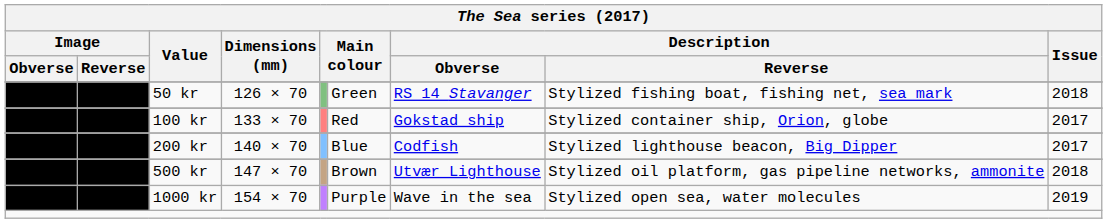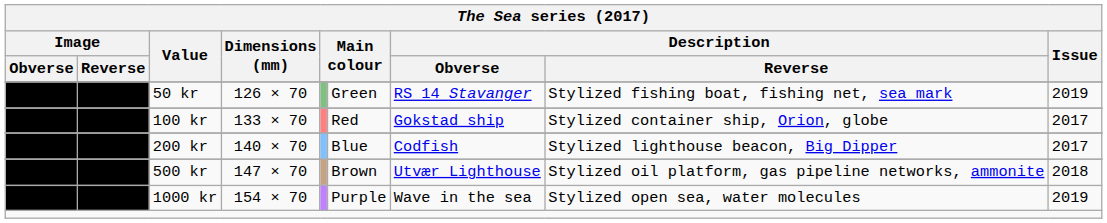(1070, 95) 2018 -> (1070, 95) 2019
